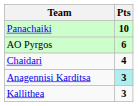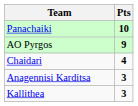(124, 45) 6 -> (124, 45) 9
(124, 77) paleturquoise background -> (124, 77) no background
